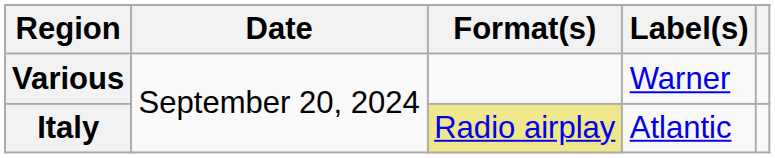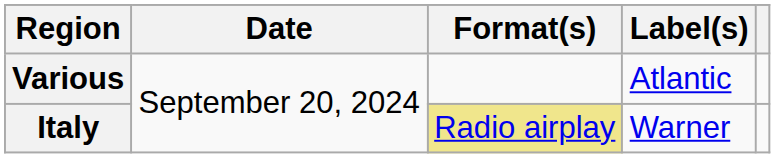(680, 78) Warner -> (681, 78) Atlantic
(681, 127) Atlantic -> (680, 127) Warner
